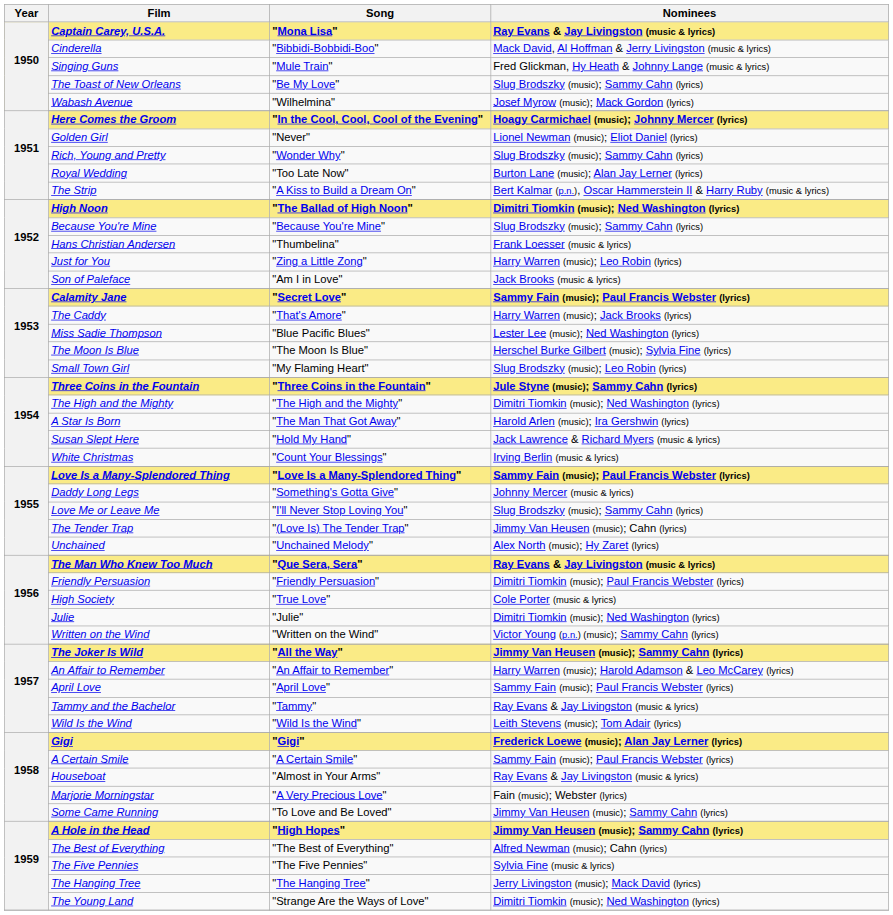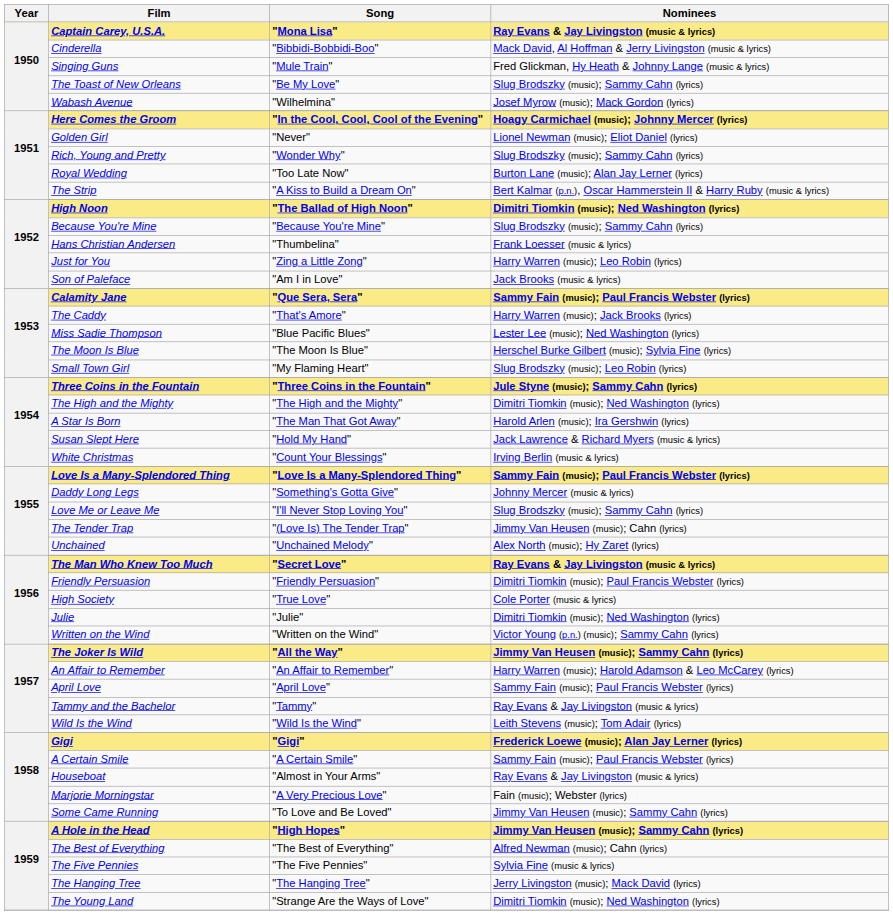(309, 297) "Secret Love" -> (317, 297) "Que Sera, Sera"
(317, 564) "Que Sera, Sera" -> (309, 564) "Secret Love"
